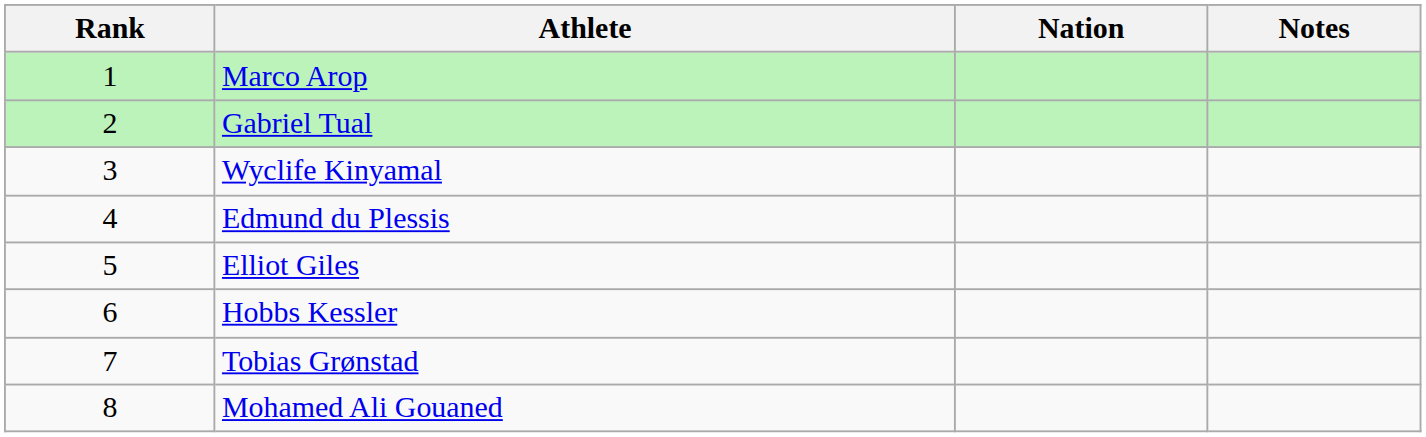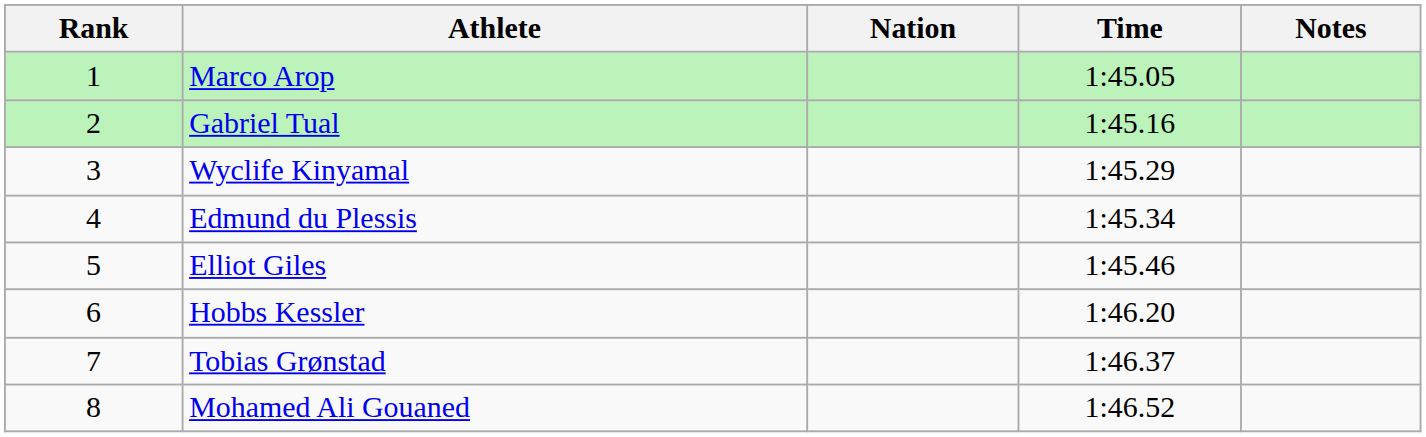+ column: (1130, 28)
